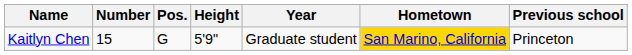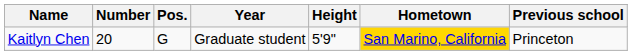columns swapped: (217, 15) <-> (301, 15)
(104, 38) 15 -> (104, 38) 20
